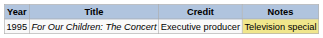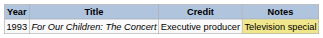(17, 27) 1995 -> (17, 27) 1993
